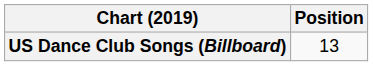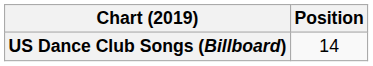(329, 46) 13 -> (329, 46) 14
